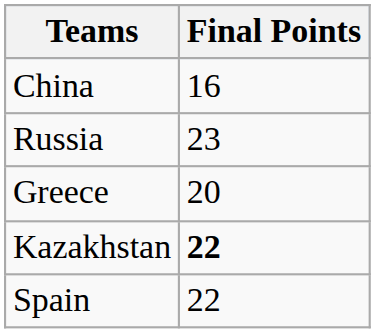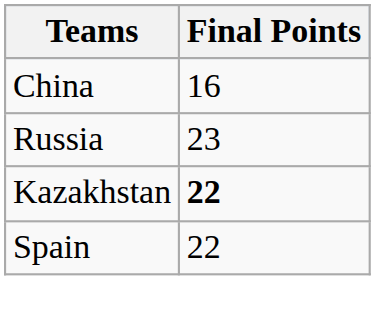- row: (61, 192)
